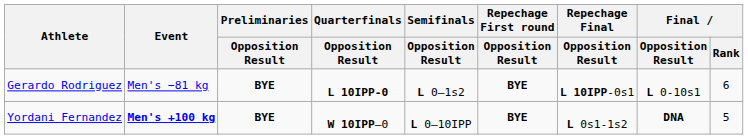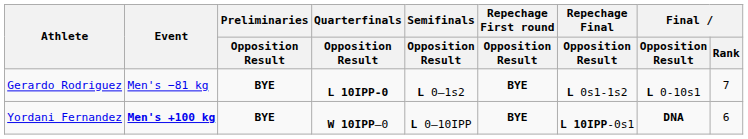(597, 92) L 10IPP-0s1 -> (597, 92) L 0s1-1s2
(726, 85) 6 -> (726, 85) 7
(597, 124) L 0s1-1s2 -> (597, 124) L 10IPP-0s1
(726, 117) 5 -> (726, 117) 6
